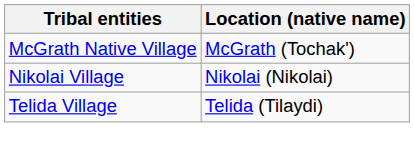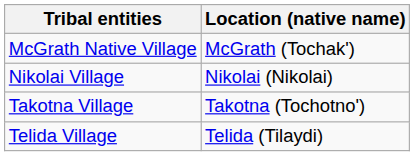+ row: (71, 106)
